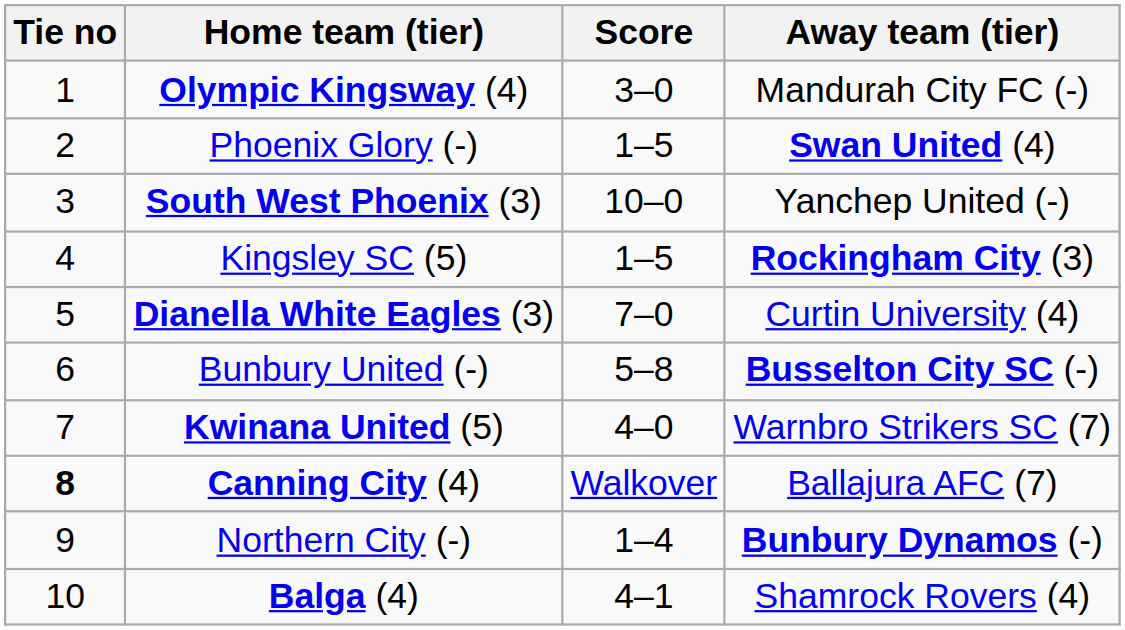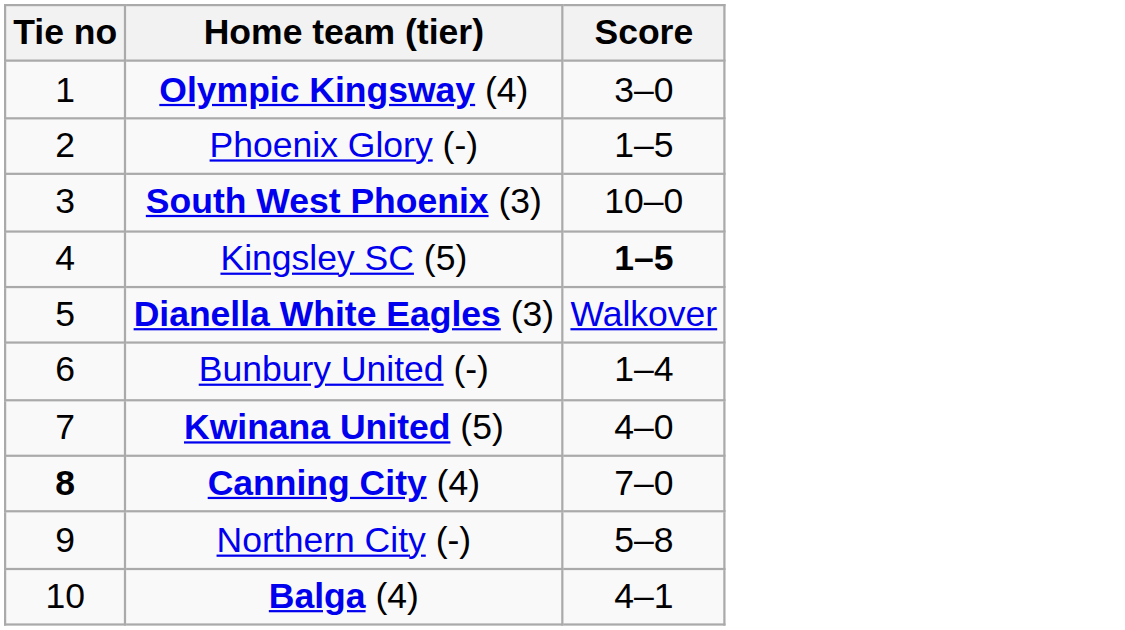- column: (922, 32)
(644, 257) normal -> (644, 257) bold
(644, 314) 7–0 -> (644, 314) Walkover
(644, 370) 5–8 -> (644, 370) 1–4
(644, 483) Walkover -> (644, 483) 7–0
(644, 539) 1–4 -> (644, 539) 5–8
